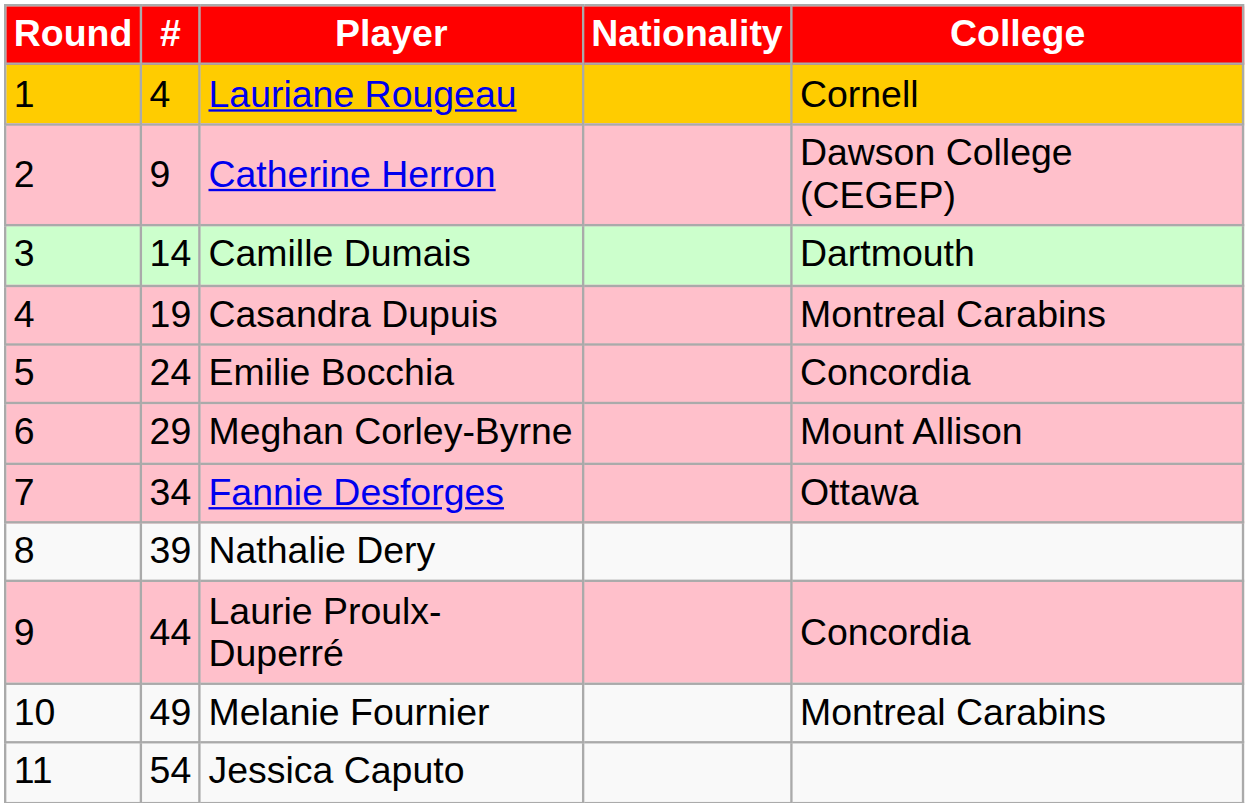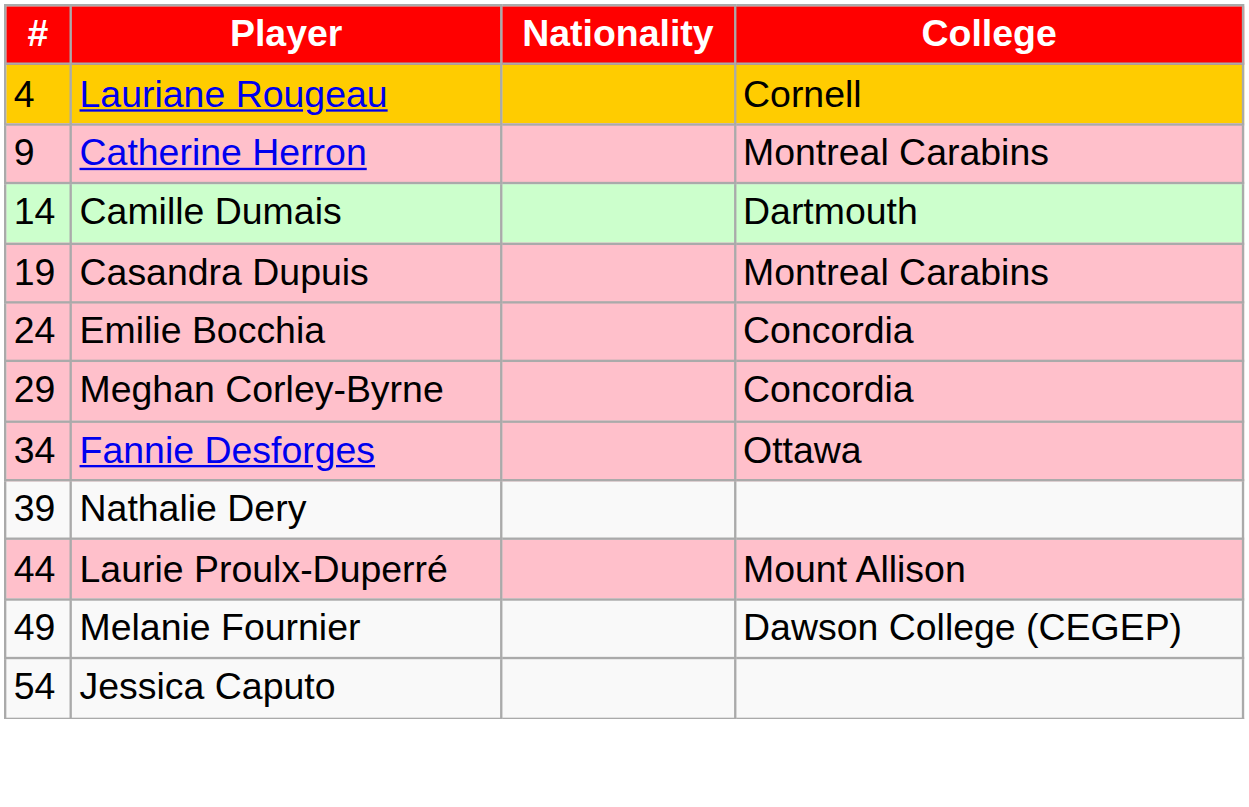- column: (73, 34)
(936, 174) Dawson College (CEGEP) -> (896, 152) Montreal Carabins
(911, 432) Mount Allison -> (828, 390) Concordia
(885, 631) Concordia -> (854, 568) Mount Allison
(953, 712) Montreal Carabins -> (963, 627) Dawson College (CEGEP)
